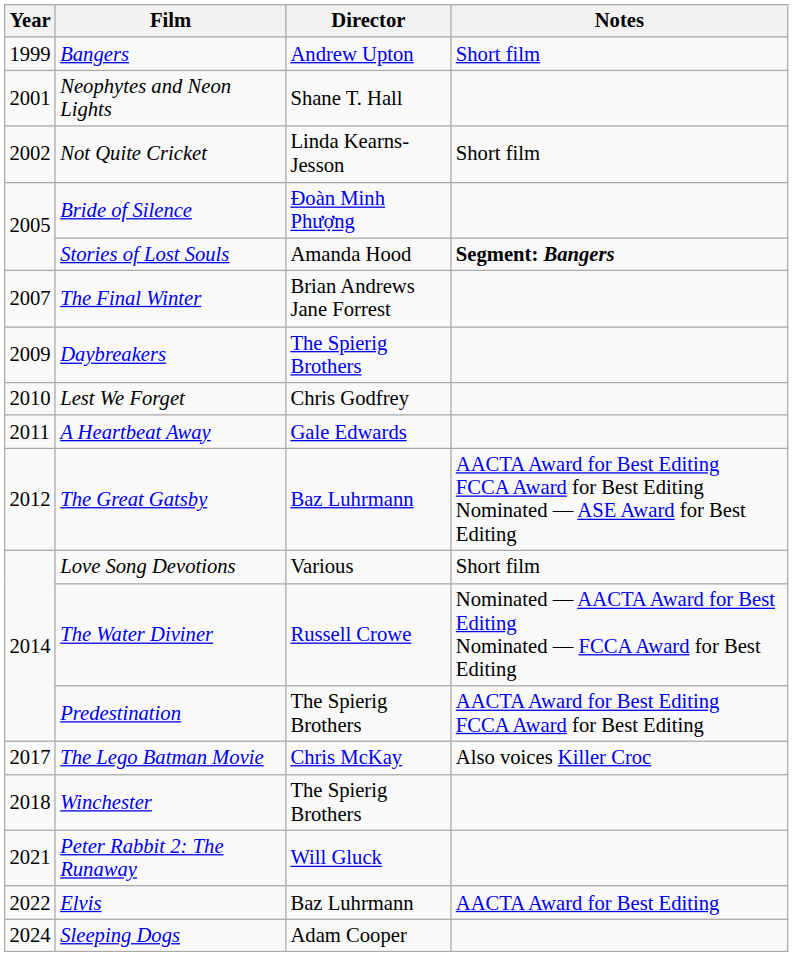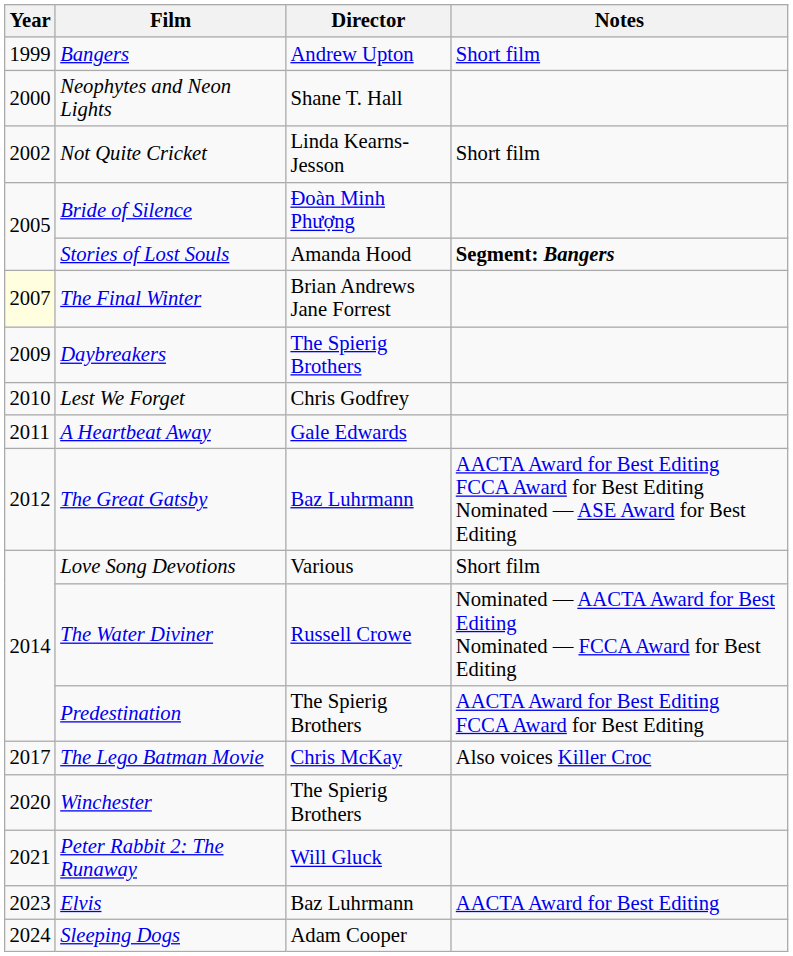(30, 97) 2001 -> (30, 97) 2000
(30, 298) no background -> (30, 298) lightyellow background
(30, 802) 2018 -> (30, 802) 2020
(30, 902) 2022 -> (30, 902) 2023
